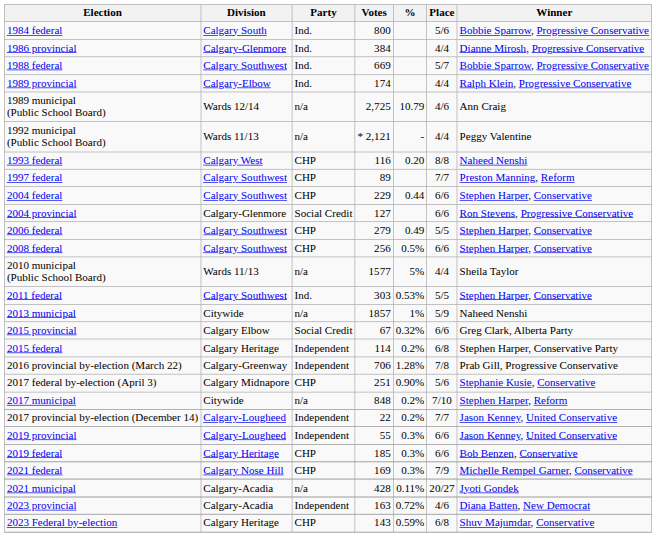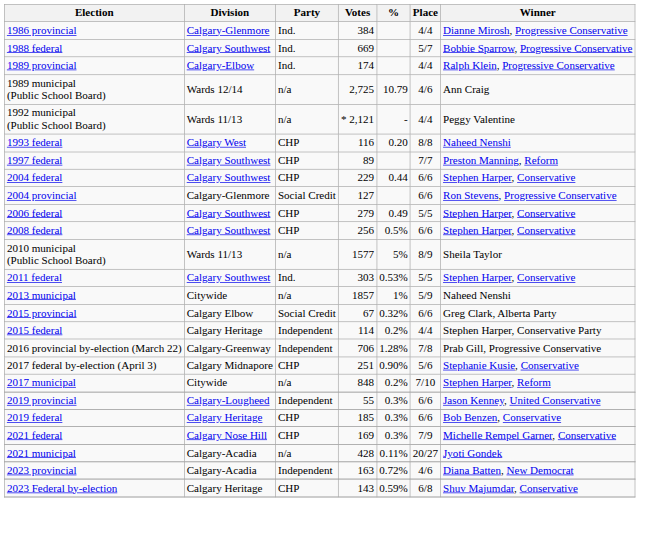- row: (35, 30)
(442, 271) 4/4 -> (425, 254) 8/9
(442, 348) 6/8 -> (425, 330) 4/4
- row: (103, 418)
